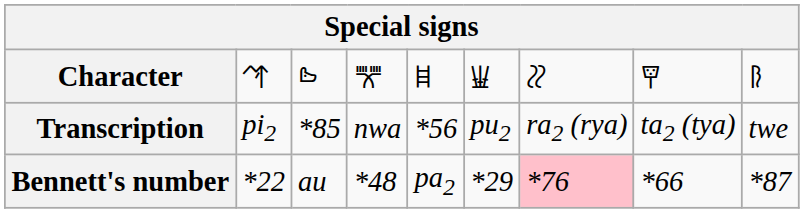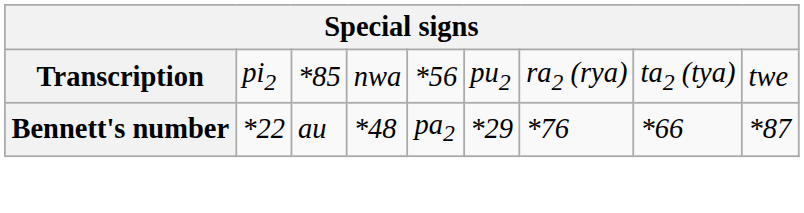- row: (120, 75)
(548, 180) pink background -> (548, 128) no background
